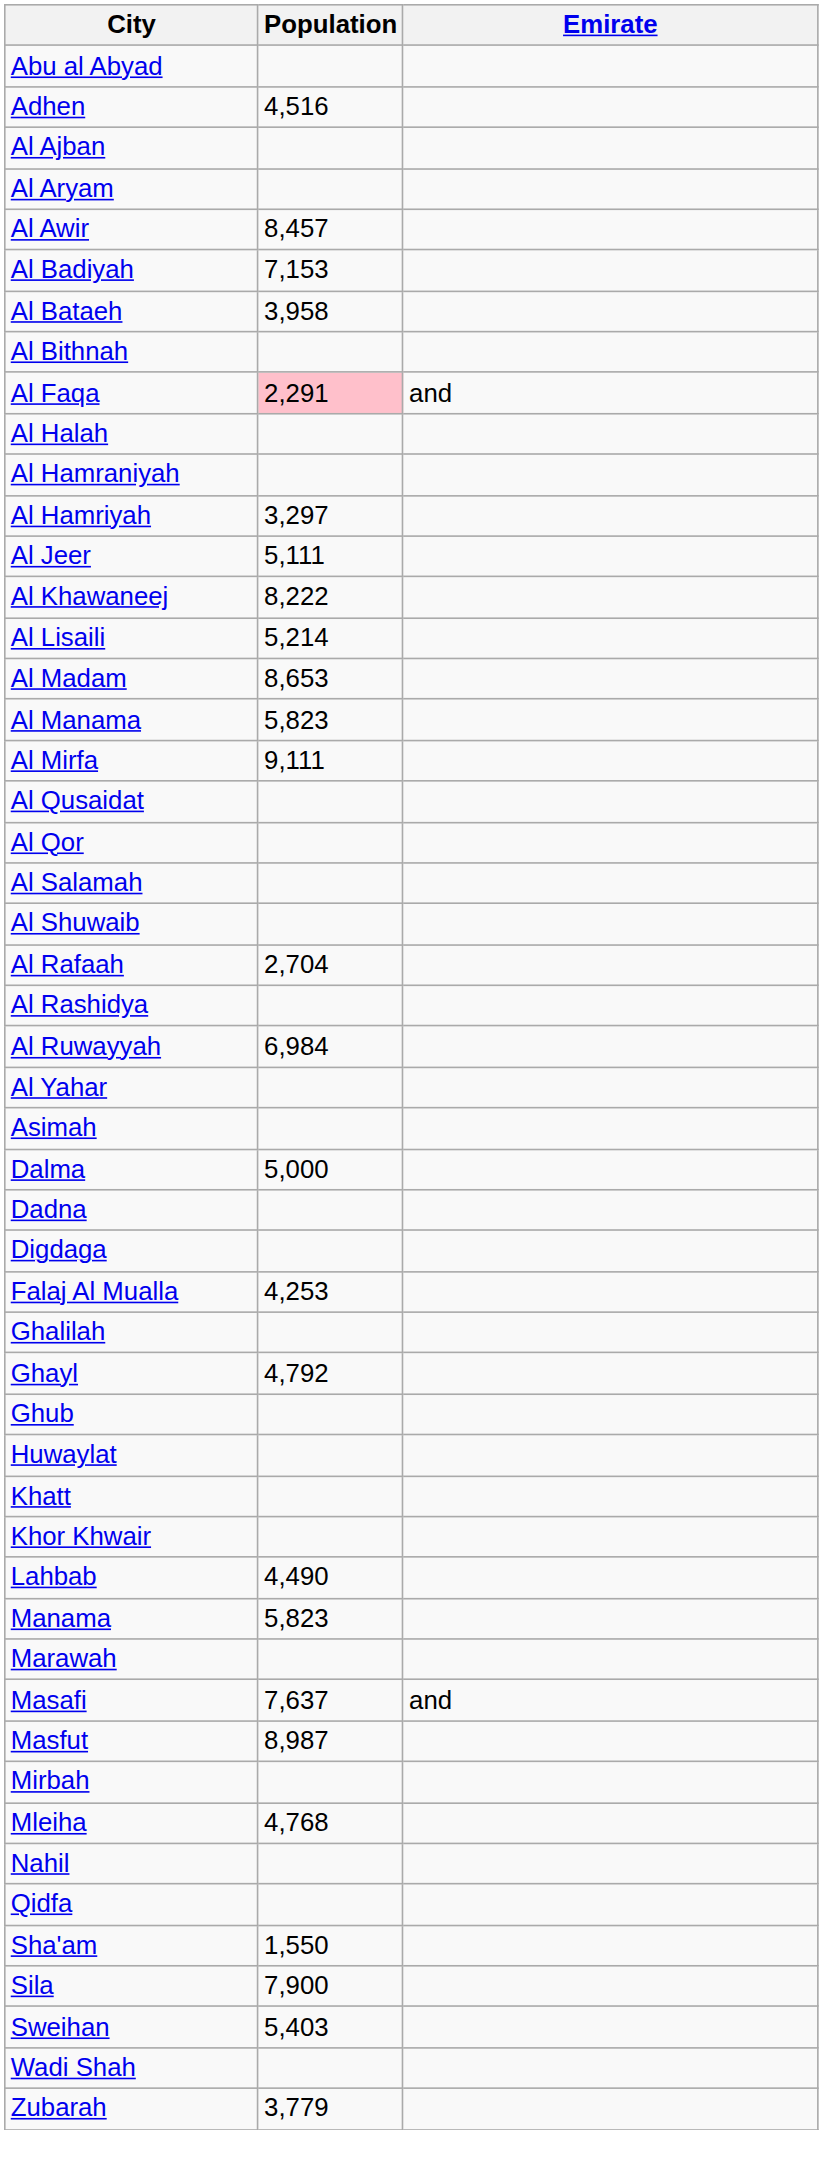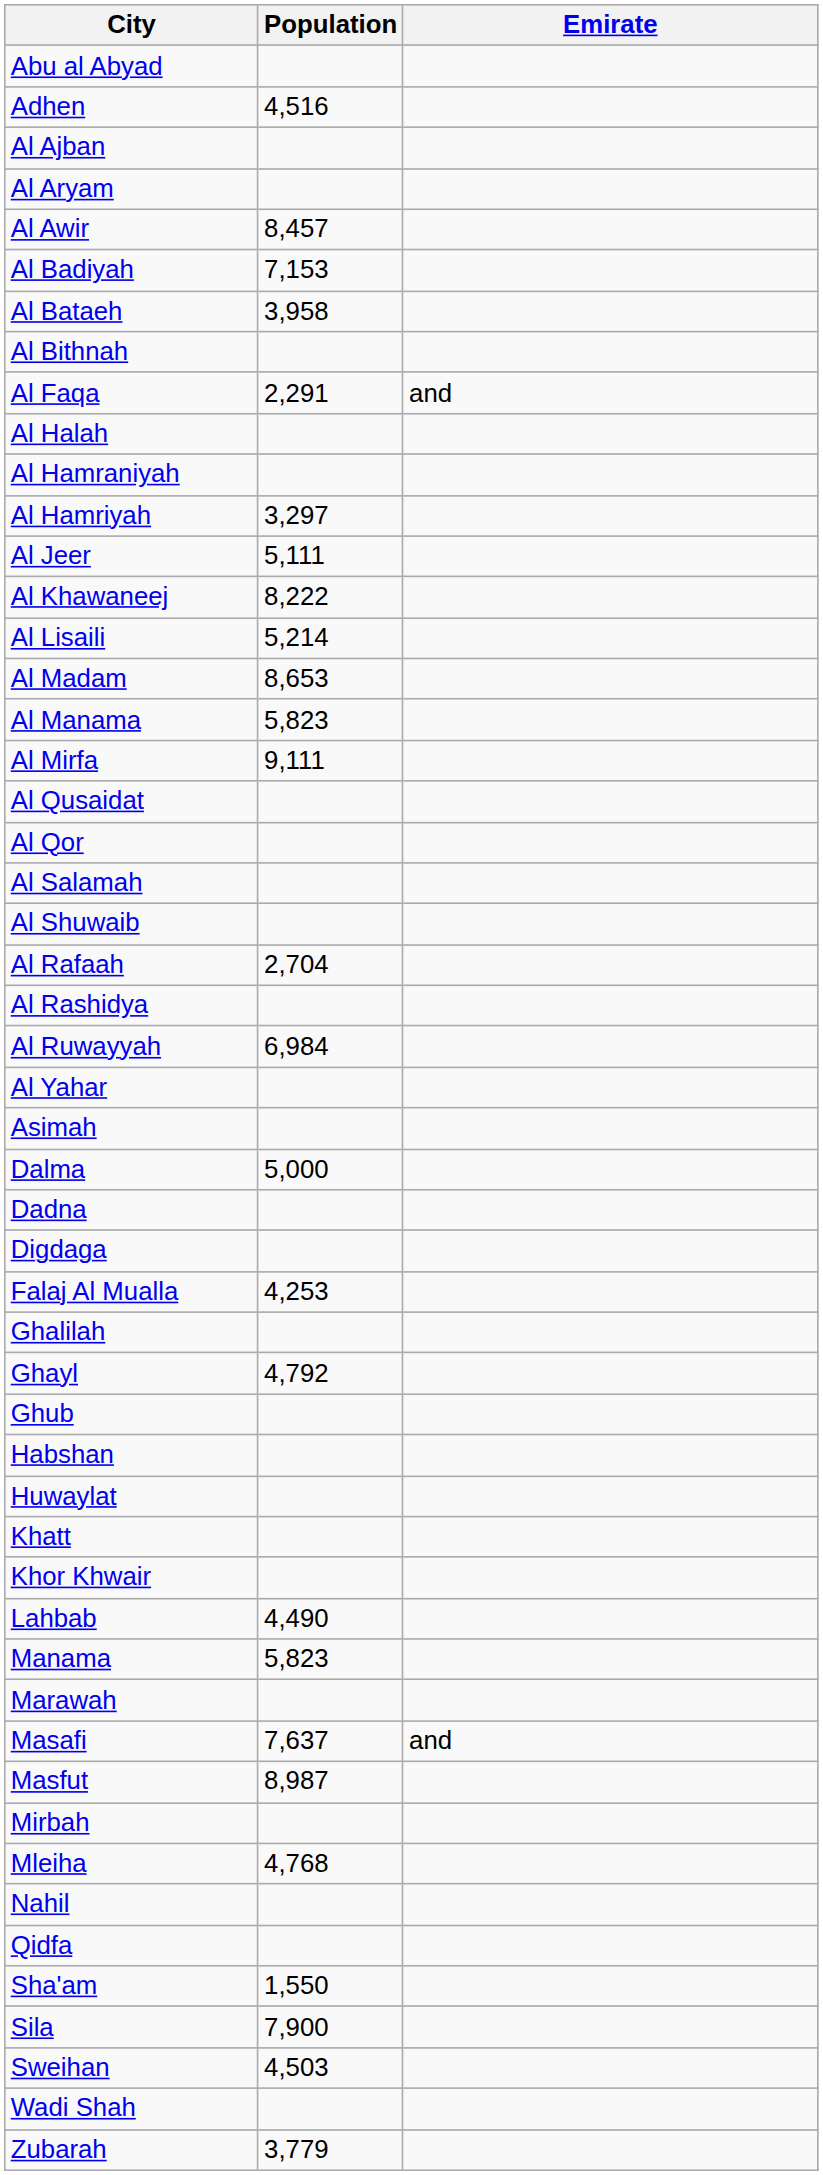(296, 392) pink background -> (296, 392) no background
+ row: (62, 1454)
(296, 2026) 5,403 -> (296, 2067) 4,503
